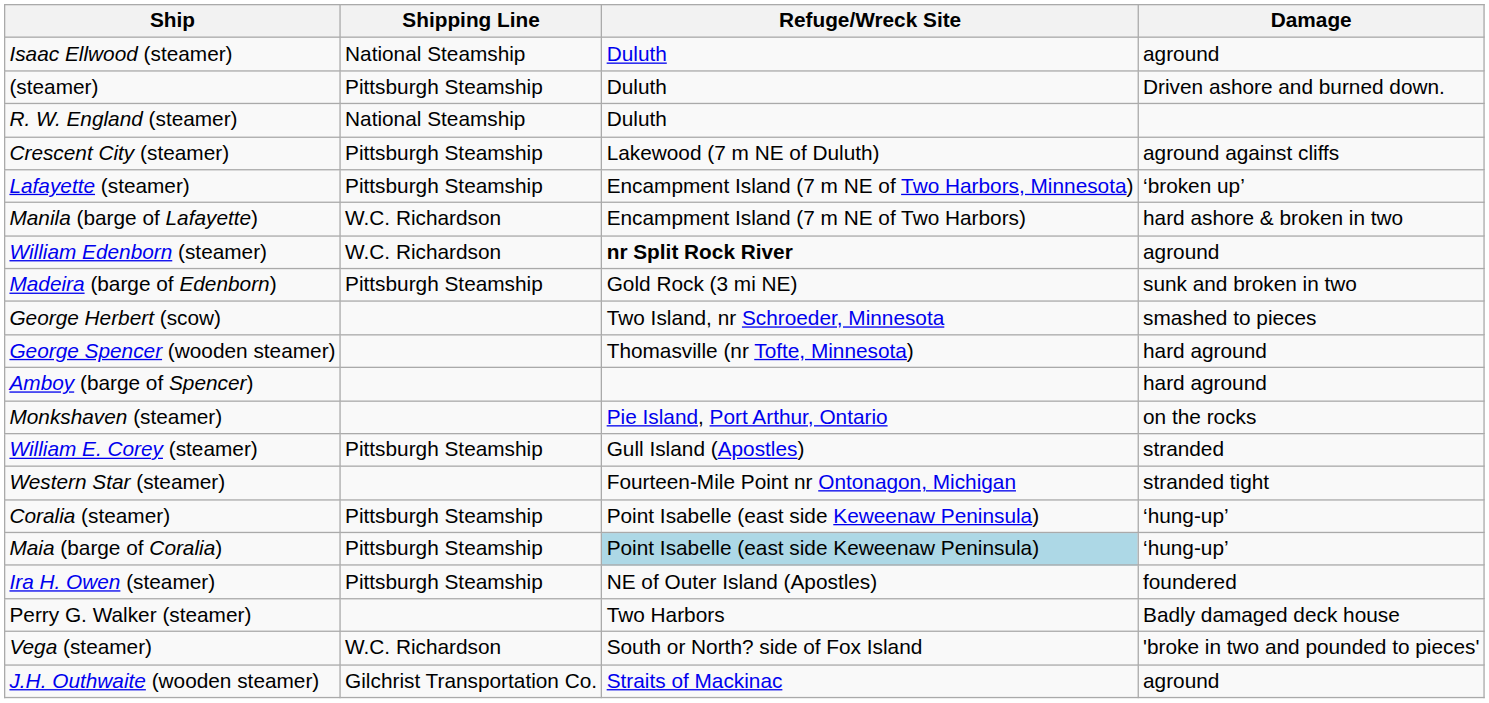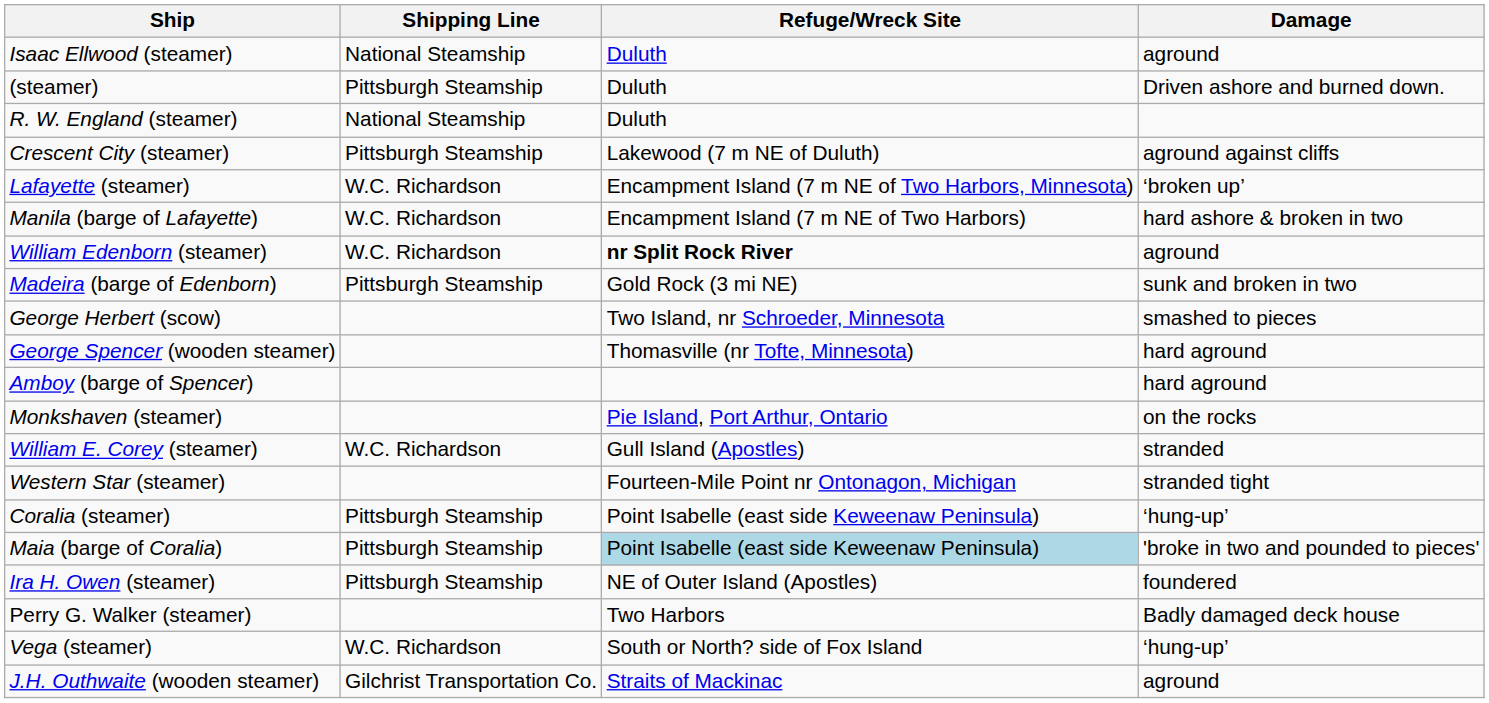(444, 185) Pittsburgh Steamship -> (423, 185) W.C. Richardson
(444, 449) Pittsburgh Steamship -> (423, 449) W.C. Richardson
(1186, 548) ‘hung-up’ -> (1311, 548) 'broke in two and pounded to pieces'
(1311, 647) 'broke in two and pounded to pieces' -> (1186, 647) ‘hung-up’
